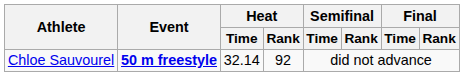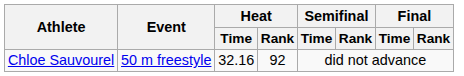(169, 60) bold -> (166, 60) normal
(242, 60) 32.14 -> (236, 60) 32.16
